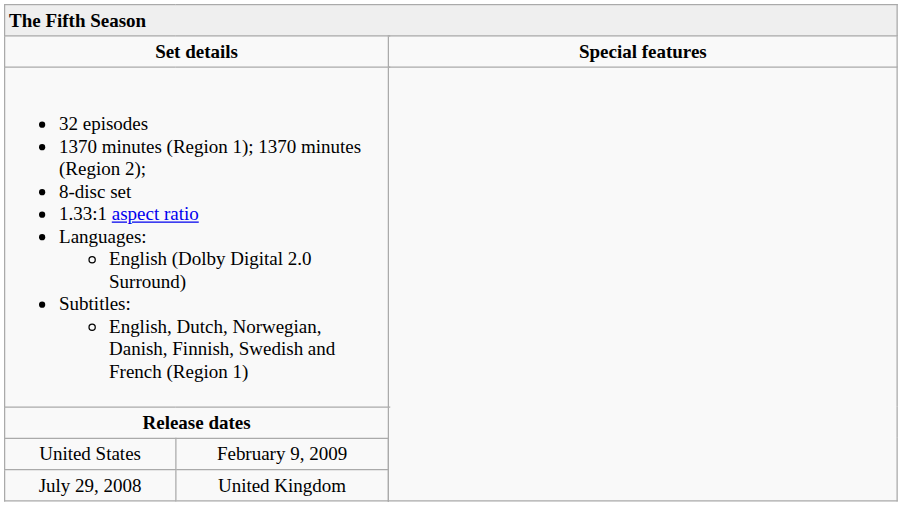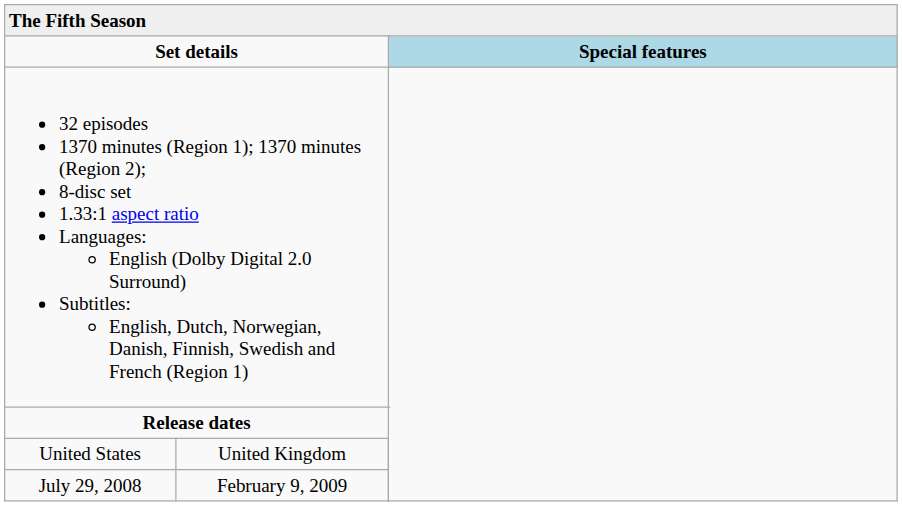(643, 51) no background -> (643, 51) lightblue background
(282, 453) February 9, 2009 -> (282, 453) United Kingdom
(282, 484) United Kingdom -> (282, 484) February 9, 2009
